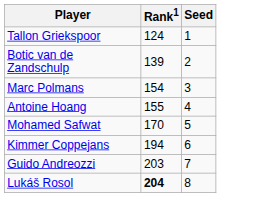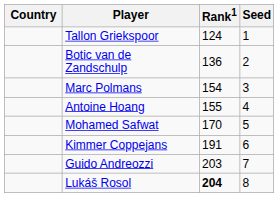+ column: (33, 15)
(154, 62) 139 -> (212, 62) 136
(154, 144) 194 -> (212, 144) 191
